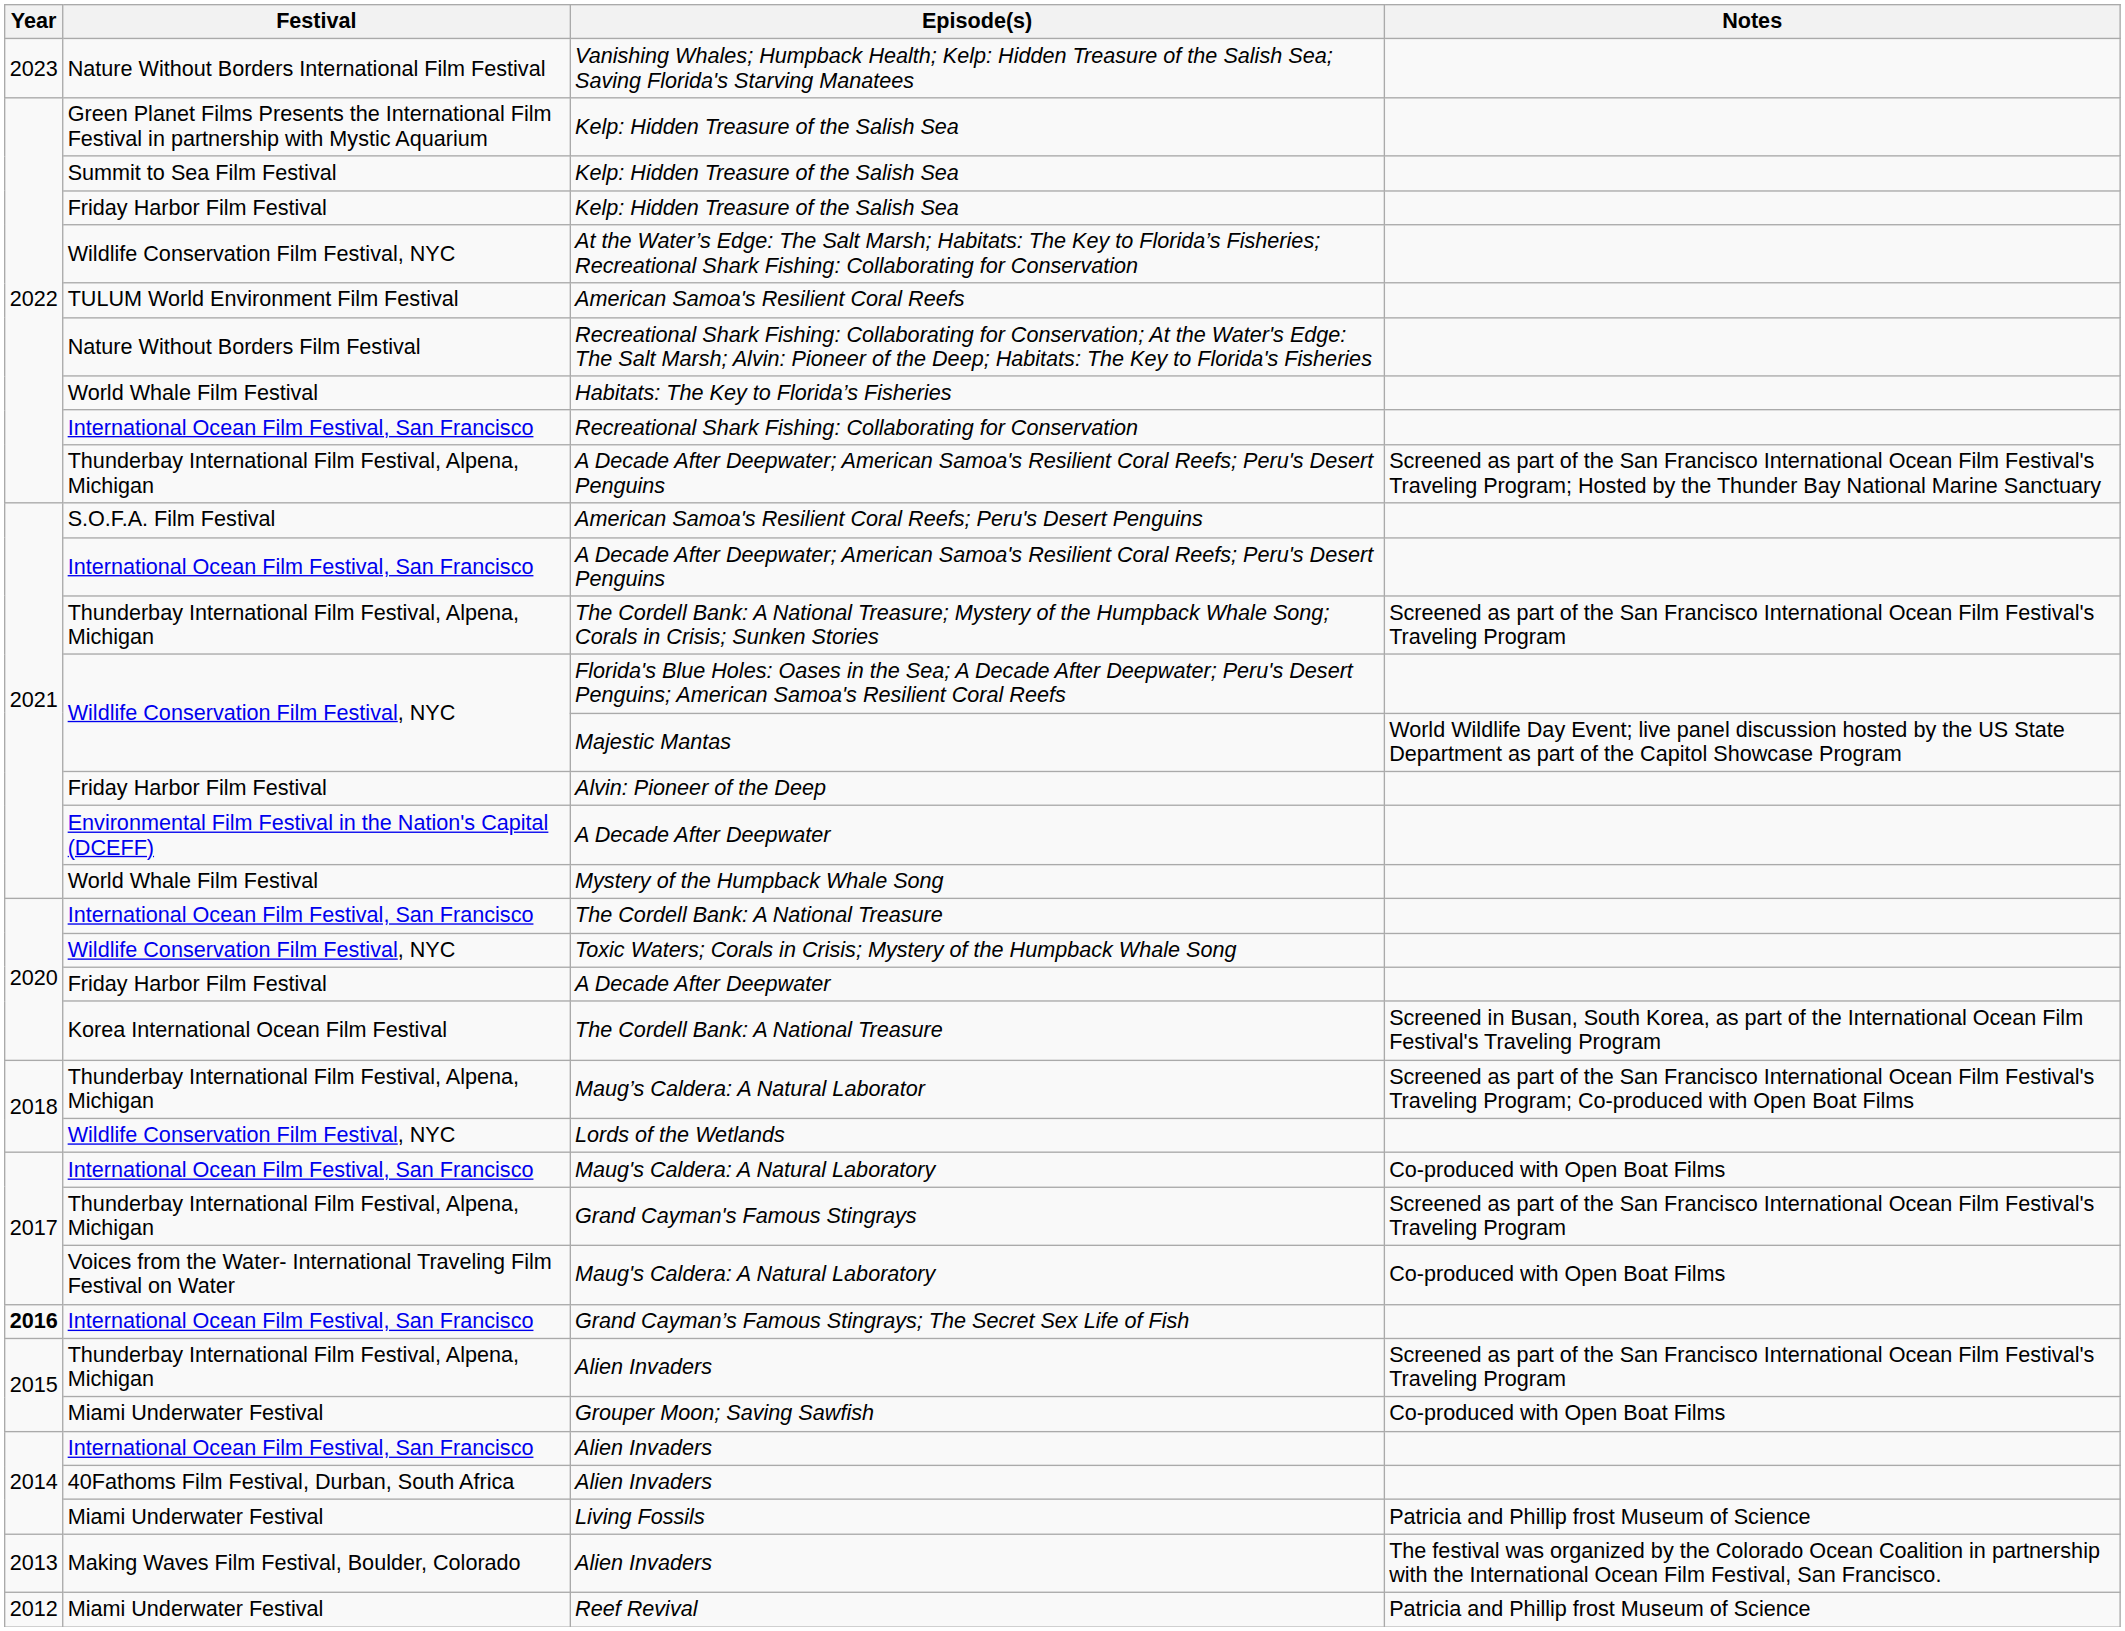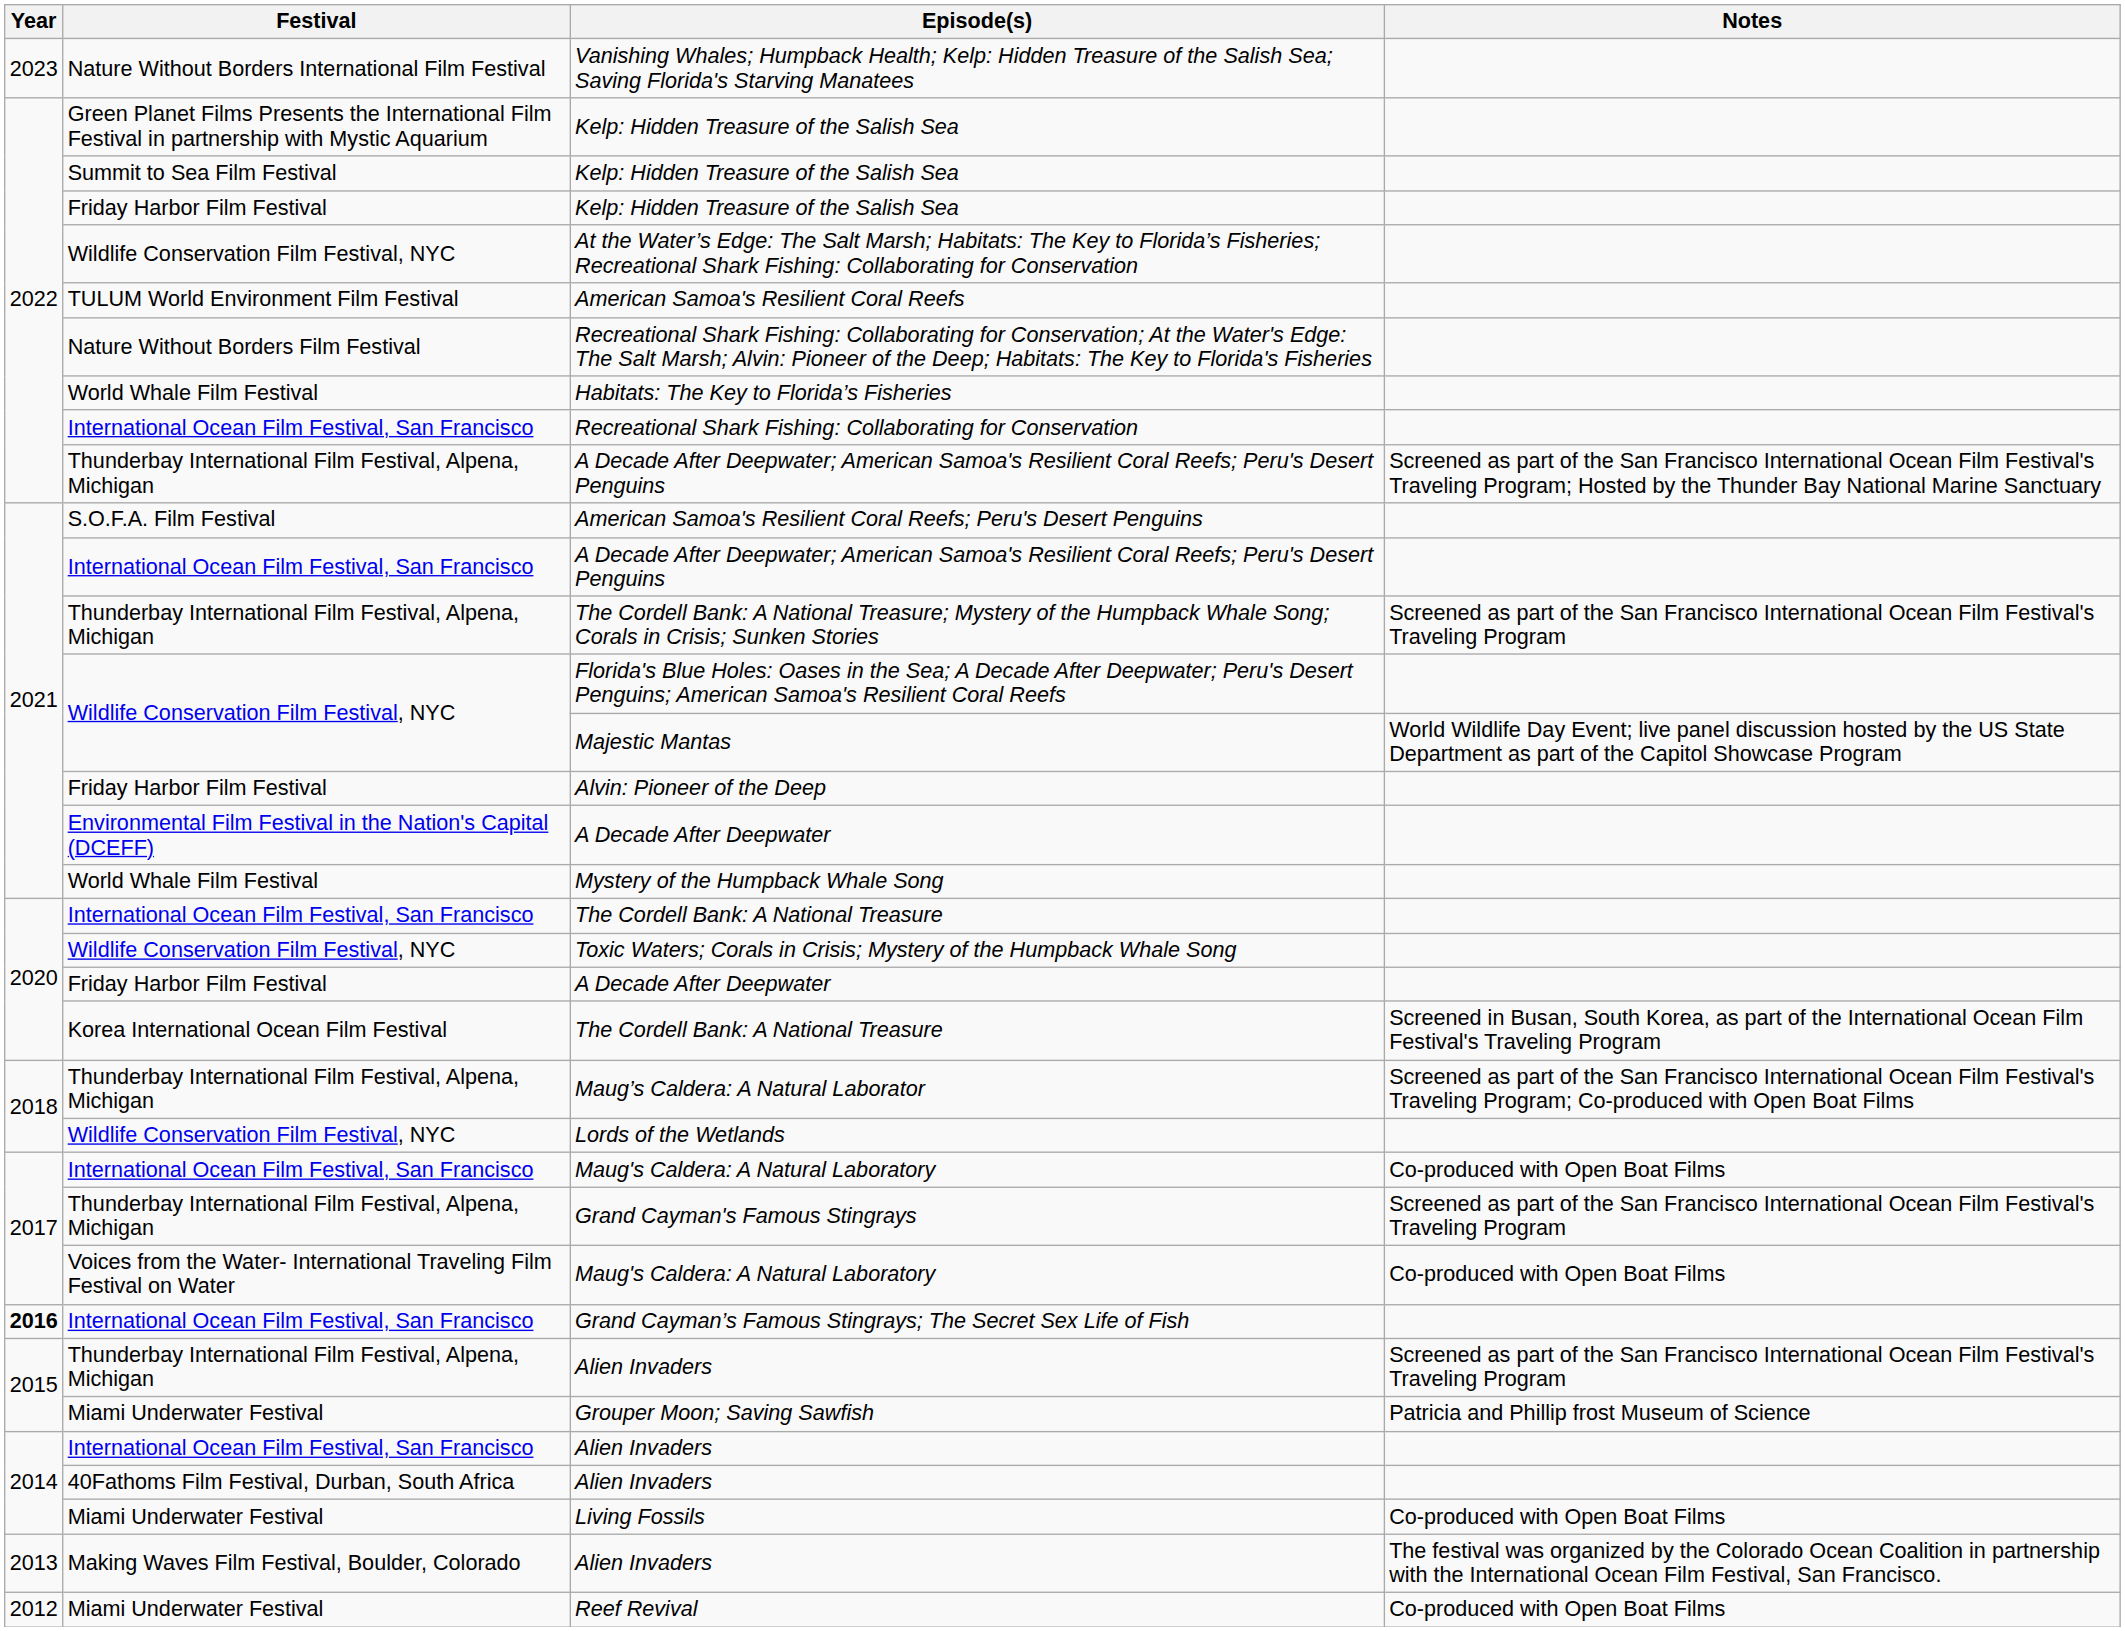(1557, 1413) Co-produced with Open Boat Films -> (1600, 1413) Patricia and Phillip frost Museum of Science
(1600, 1516) Patricia and Phillip frost Museum of Science -> (1557, 1516) Co-produced with Open Boat Films
(1600, 1609) Patricia and Phillip frost Museum of Science -> (1557, 1609) Co-produced with Open Boat Films
